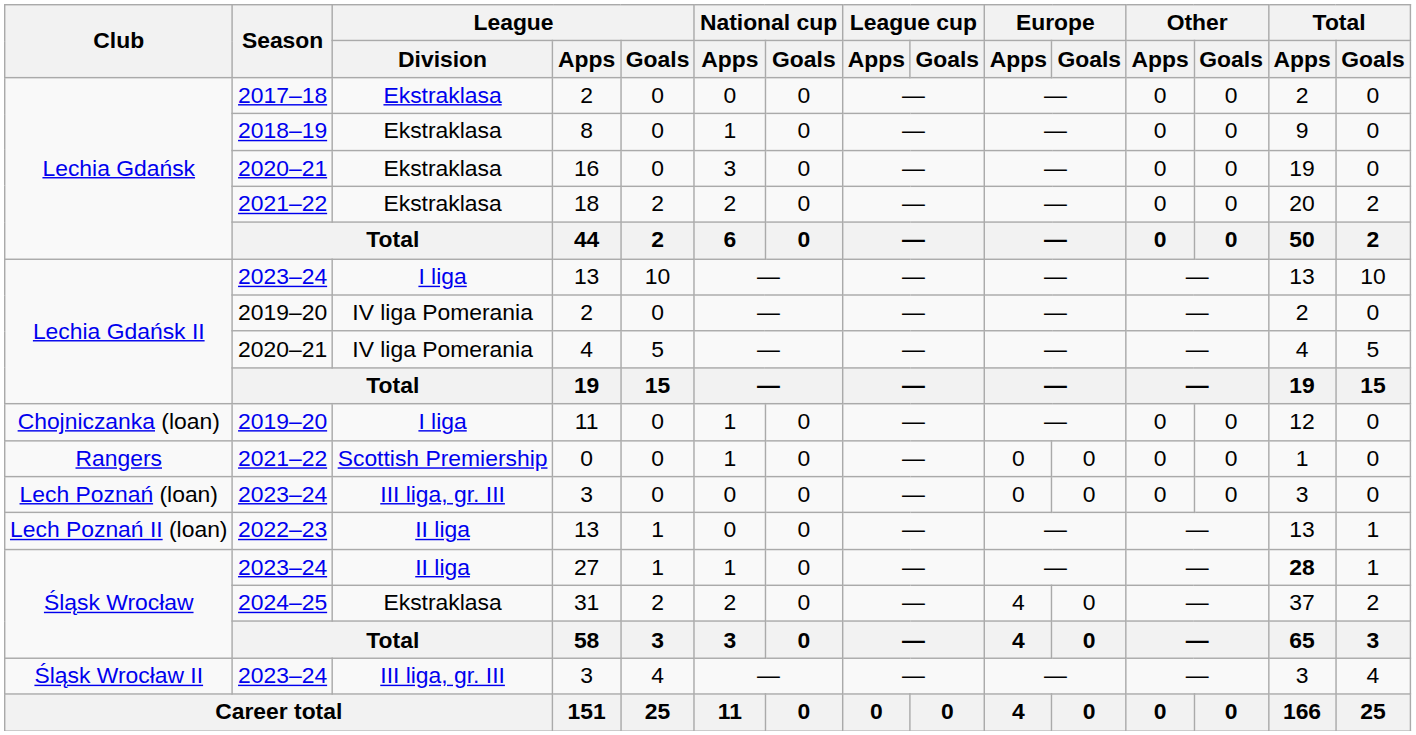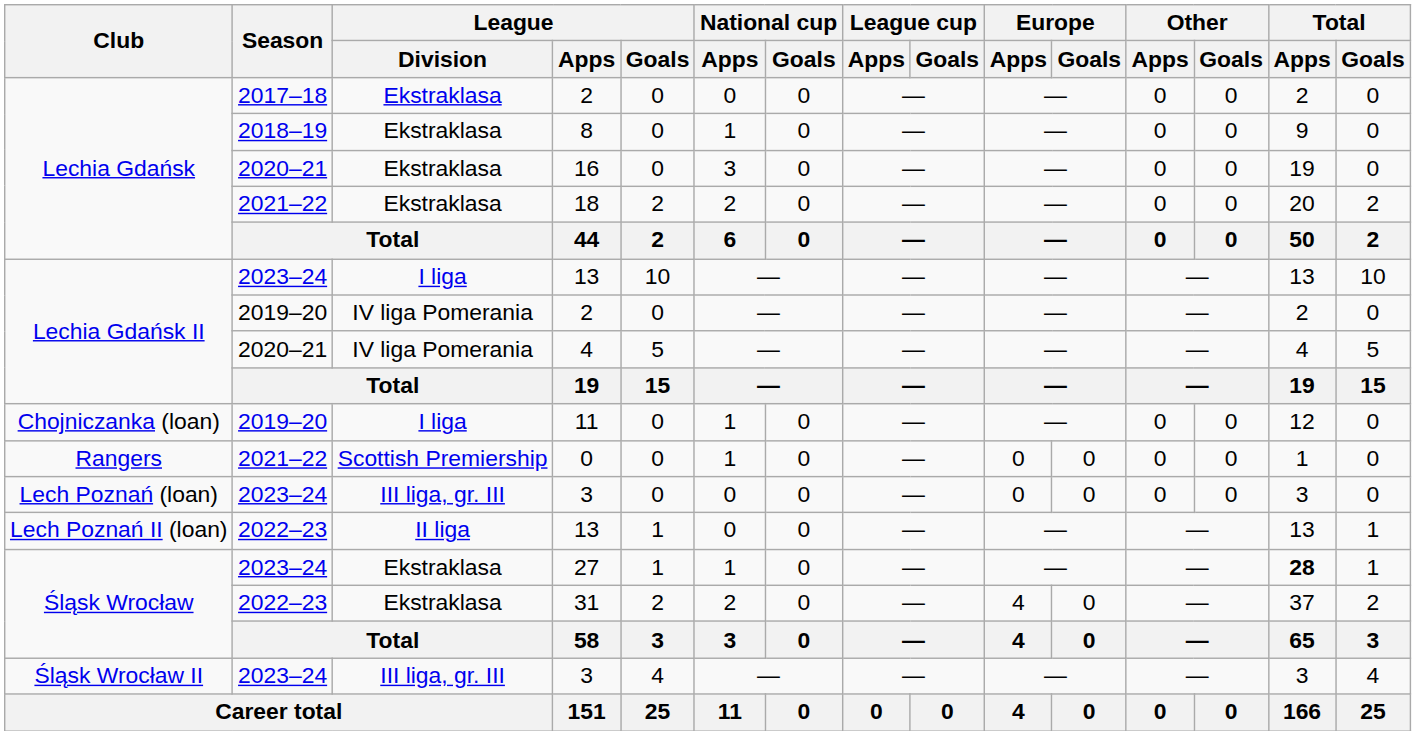(443, 566) II liga -> (443, 566) Ekstraklasa
(283, 603) 2024–25 -> (283, 603) 2022–23
